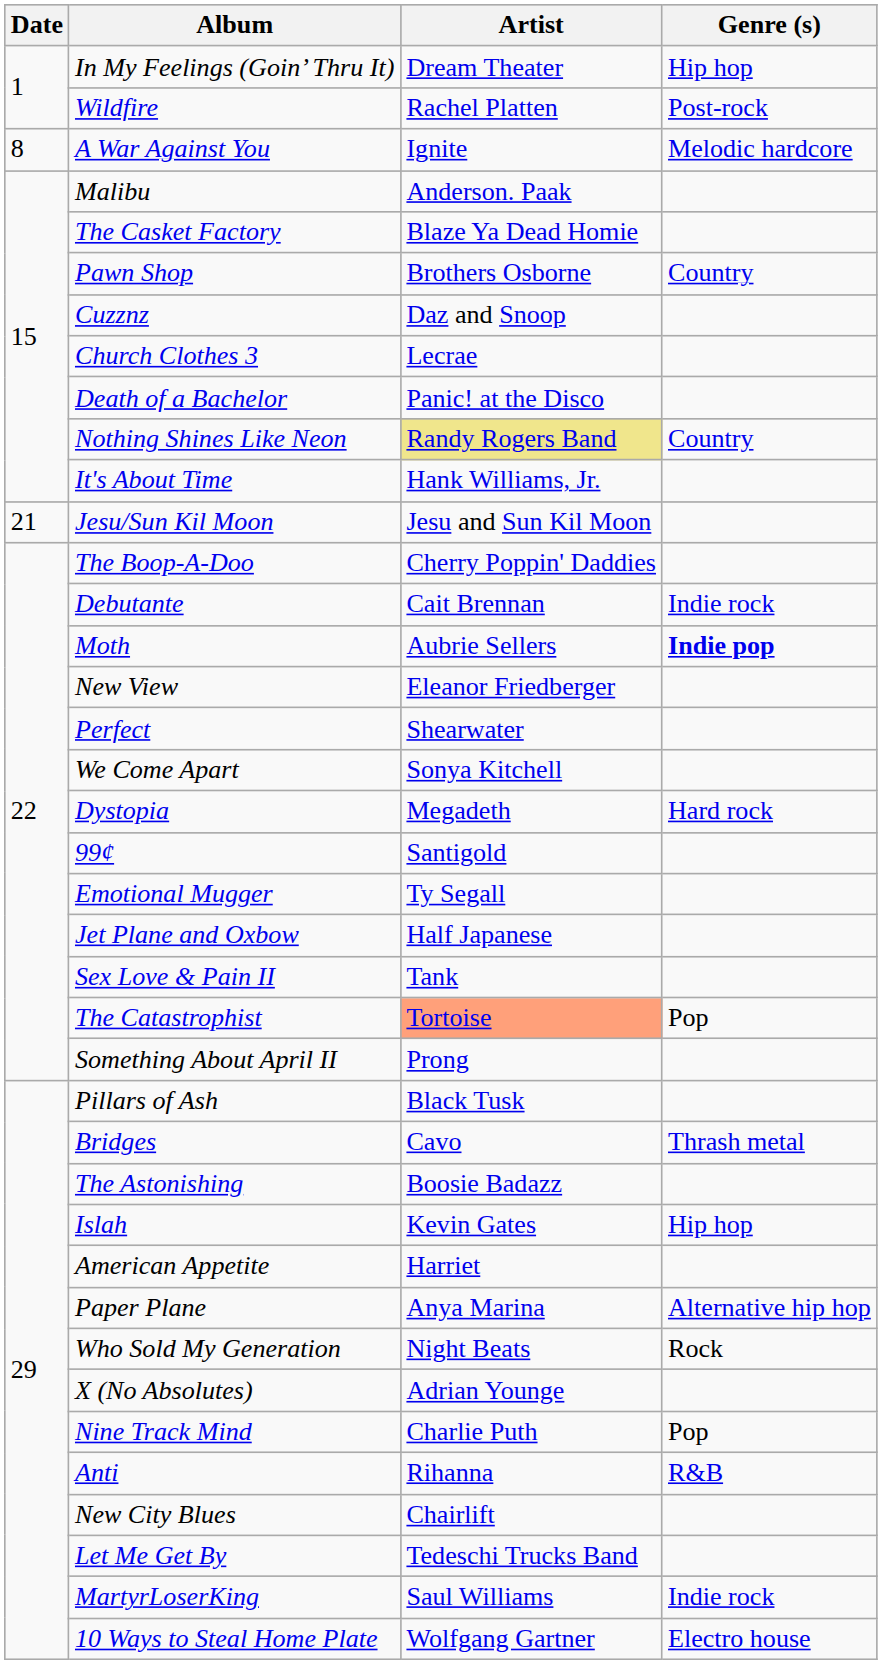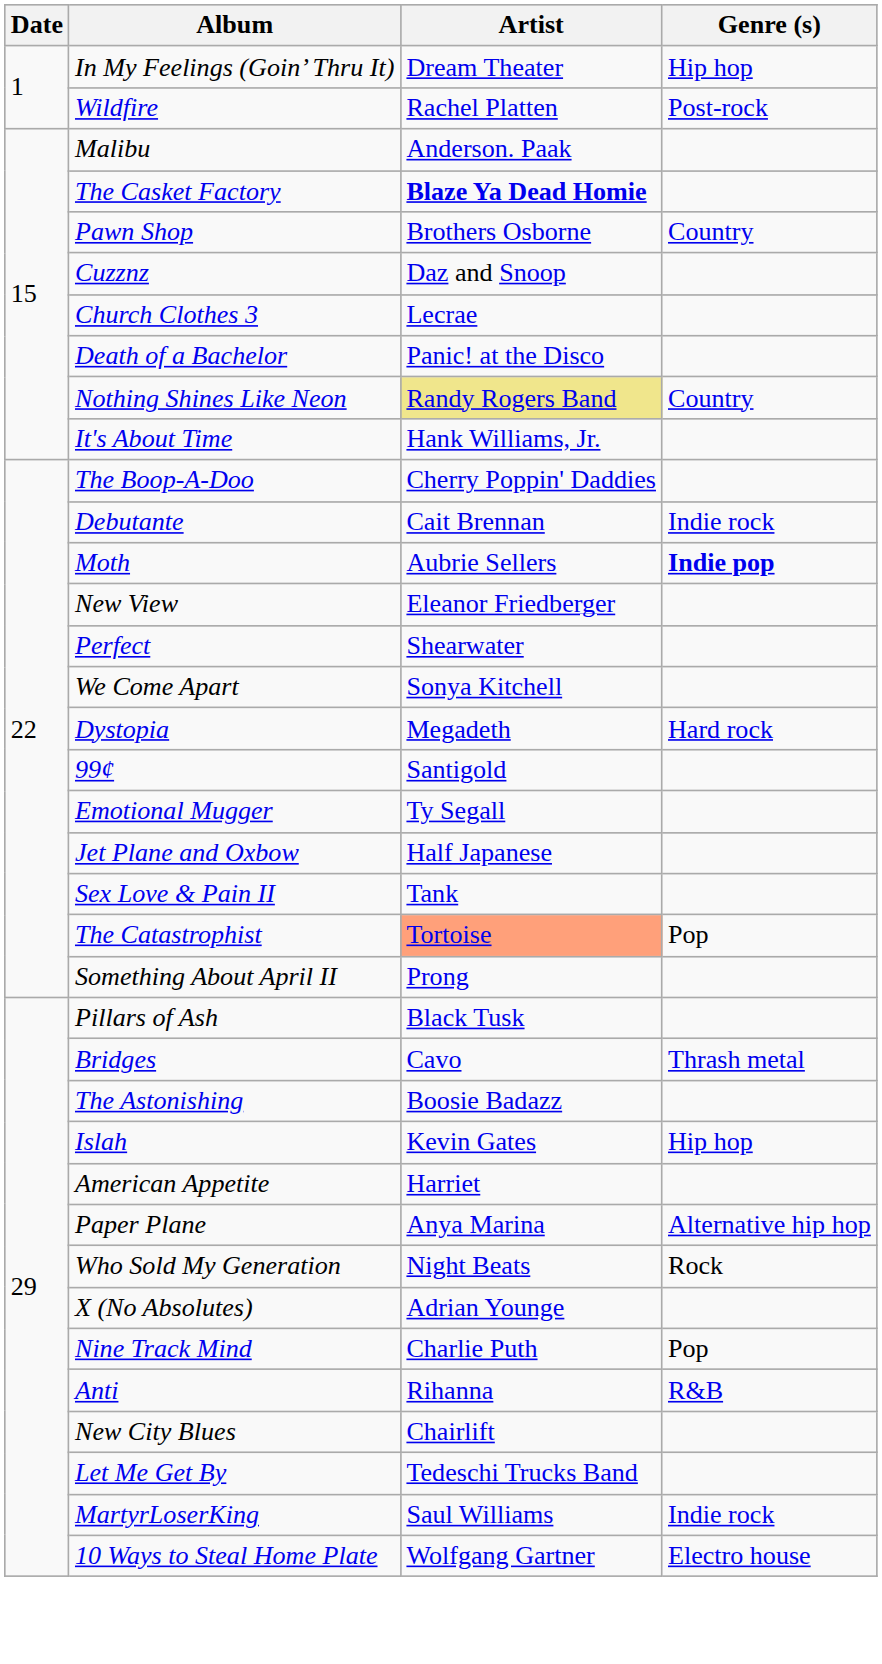- row: (172, 149)
(522, 231) normal -> (527, 190) bold
- row: (174, 521)
